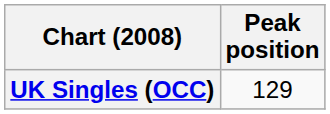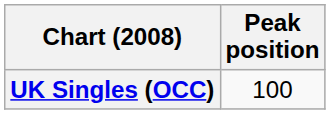(272, 89) 129 -> (272, 89) 100
